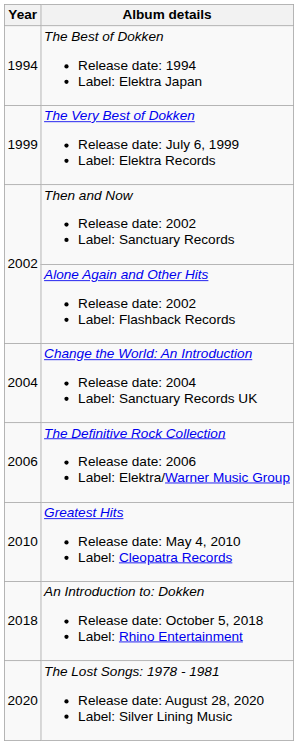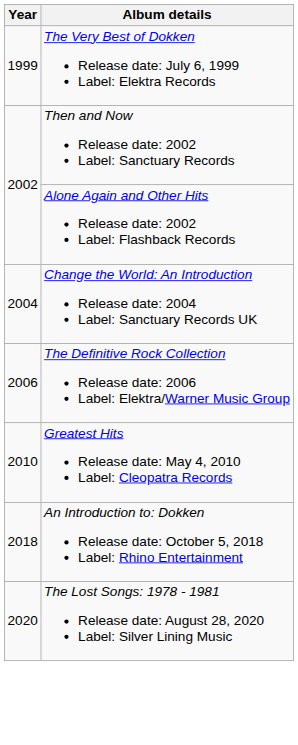- row: (167, 59)
